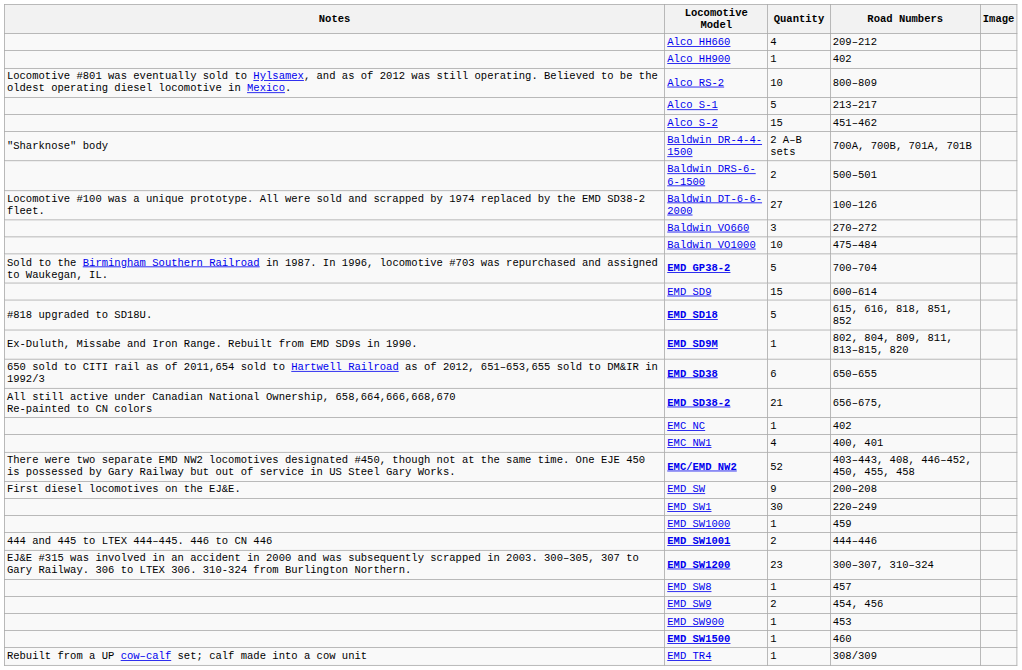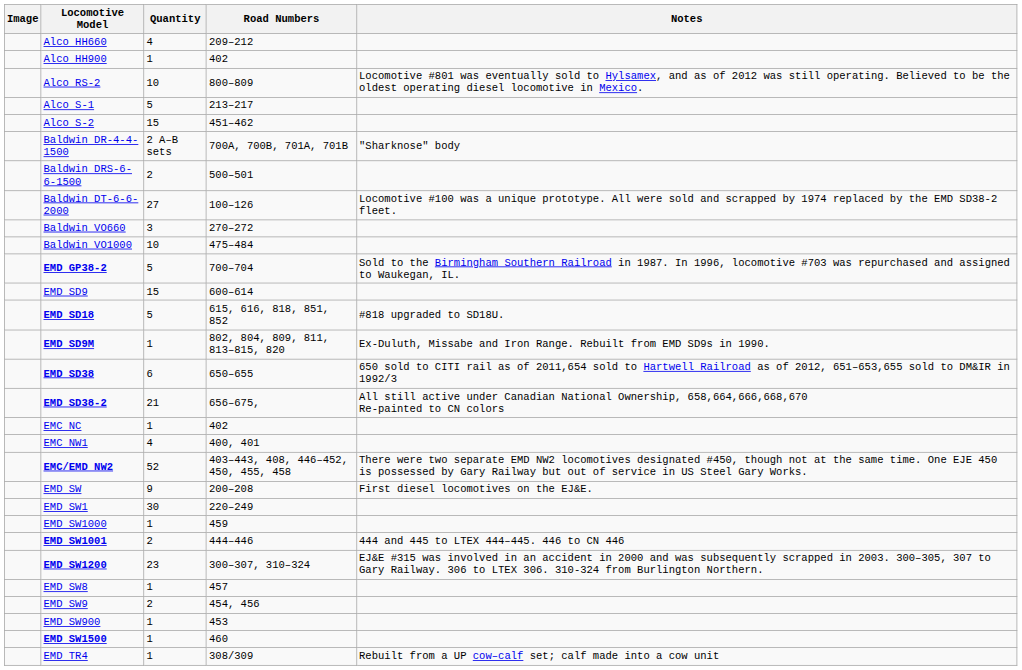columns swapped: (999, 19) <-> (335, 19)
